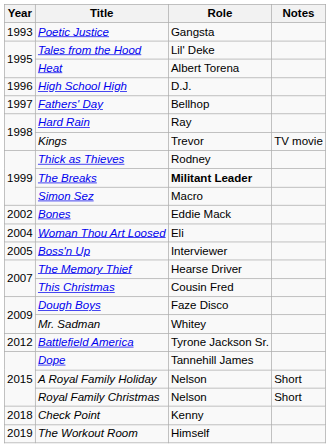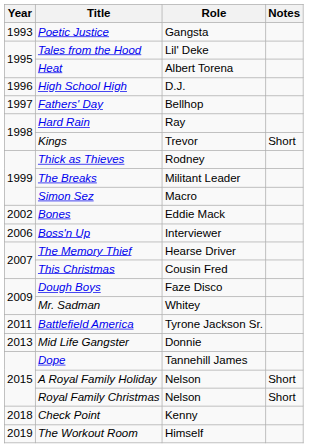(299, 141) TV movie -> (282, 141) Short
(212, 178) bold -> (203, 178) normal
- row: (102, 232)
(20, 251) 2005 -> (20, 232) 2006
(20, 342) 2012 -> (19, 324) 2011
+ row: (83, 342)
